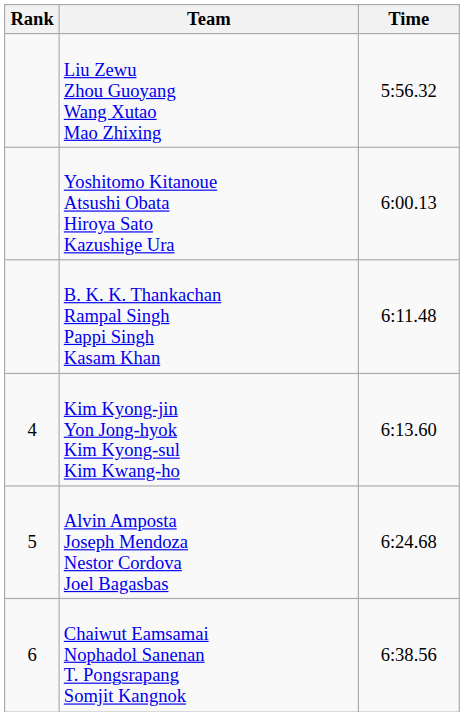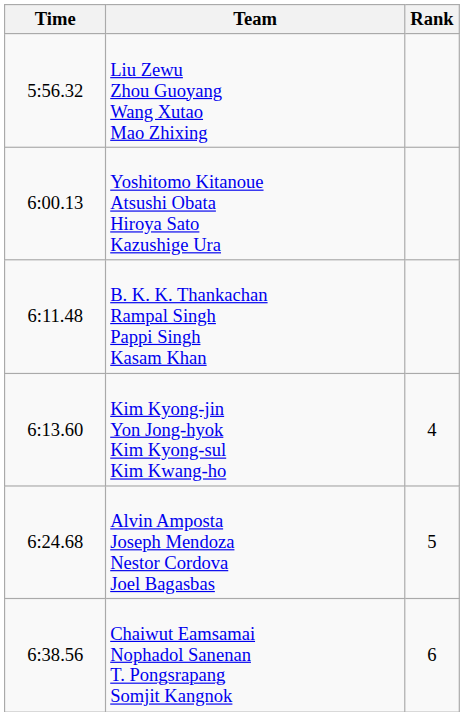columns swapped: (32, 19) <-> (409, 19)
